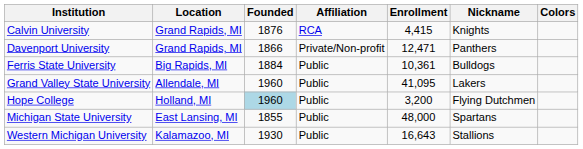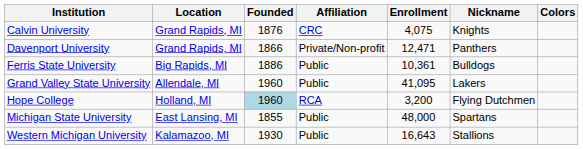(310, 30) RCA -> (311, 30) CRC
(418, 30) 4,415 -> (418, 30) 4,075
(270, 65) 1884 -> (270, 65) 1886
(314, 100) Public -> (310, 100) RCA
